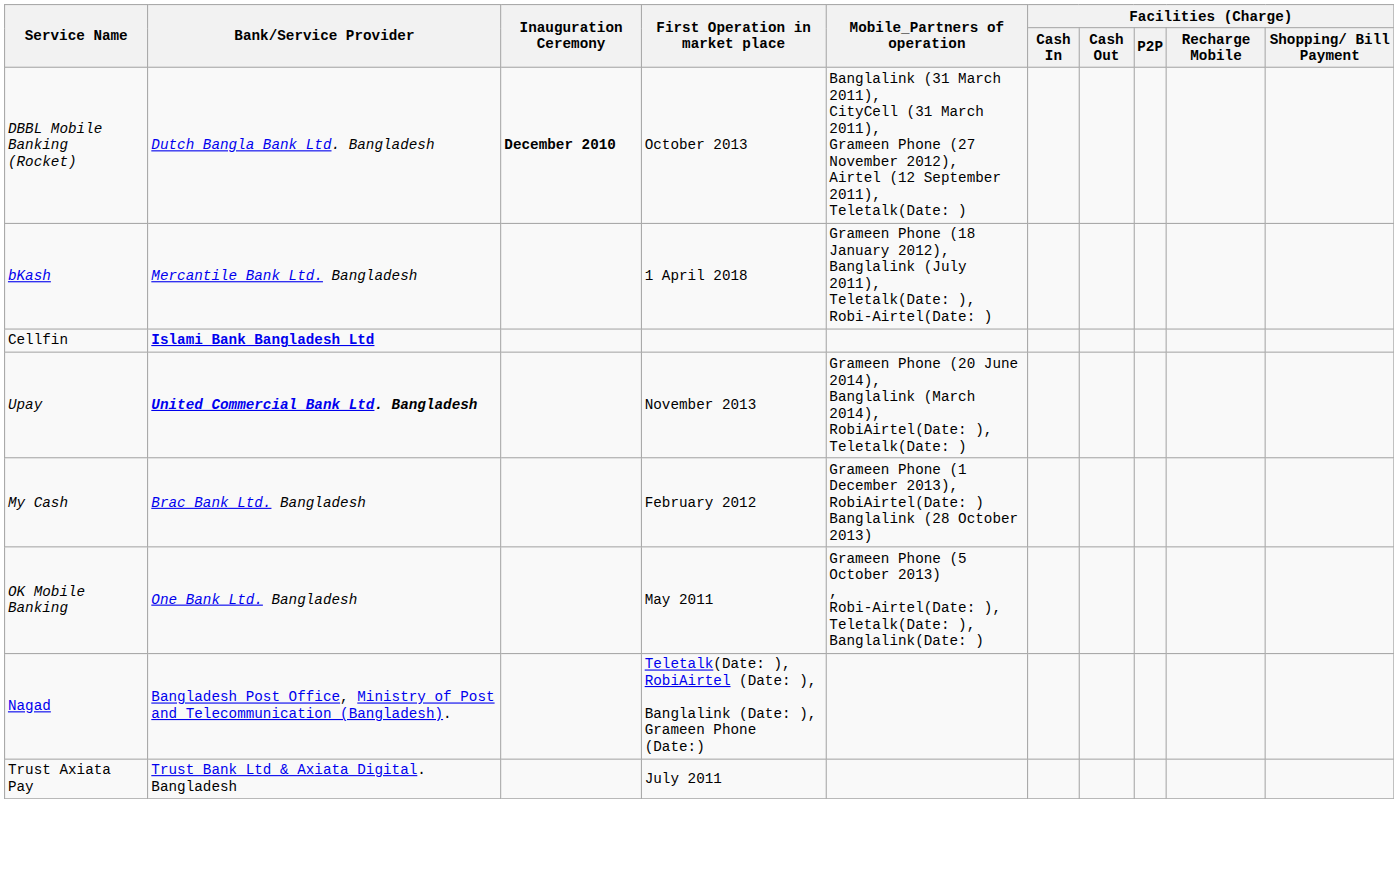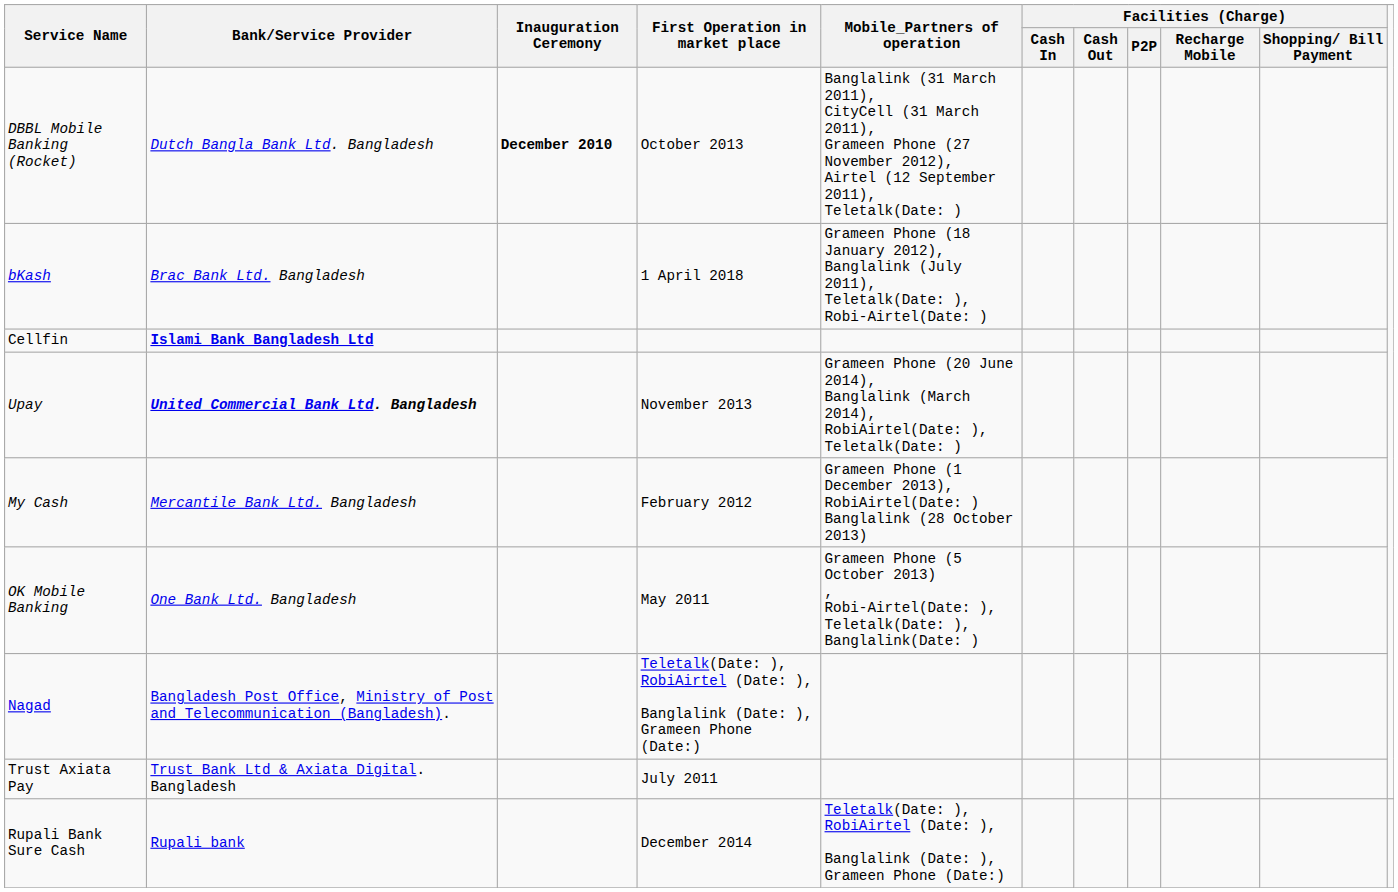(284, 276) Mercantile Bank Ltd. Bangladesh -> (258, 276) Brac Bank Ltd. Bangladesh
(259, 503) Brac Bank Ltd. Bangladesh -> (283, 503) Mercantile Bank Ltd. Bangladesh
+ row: (55, 843)
